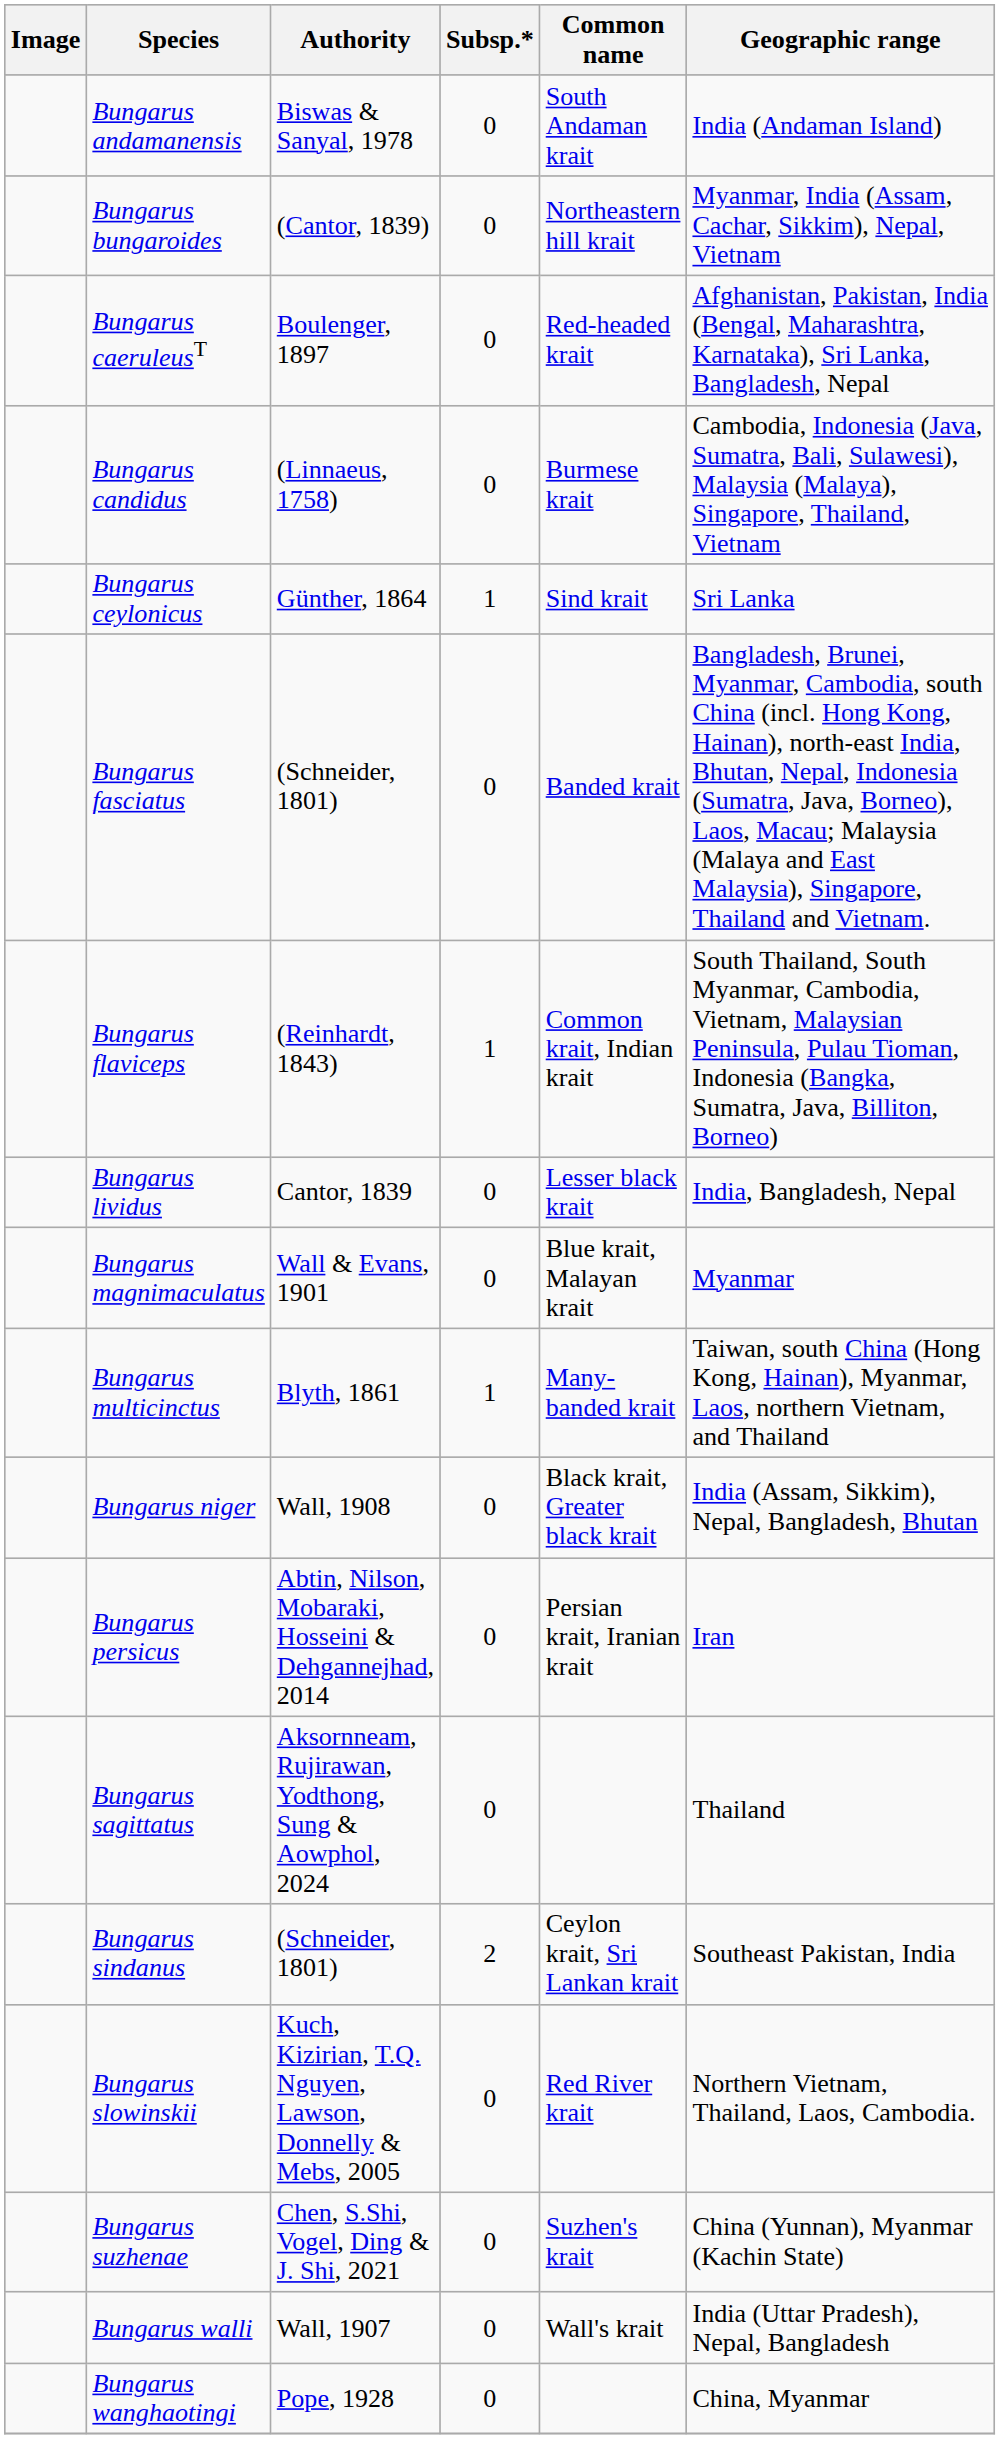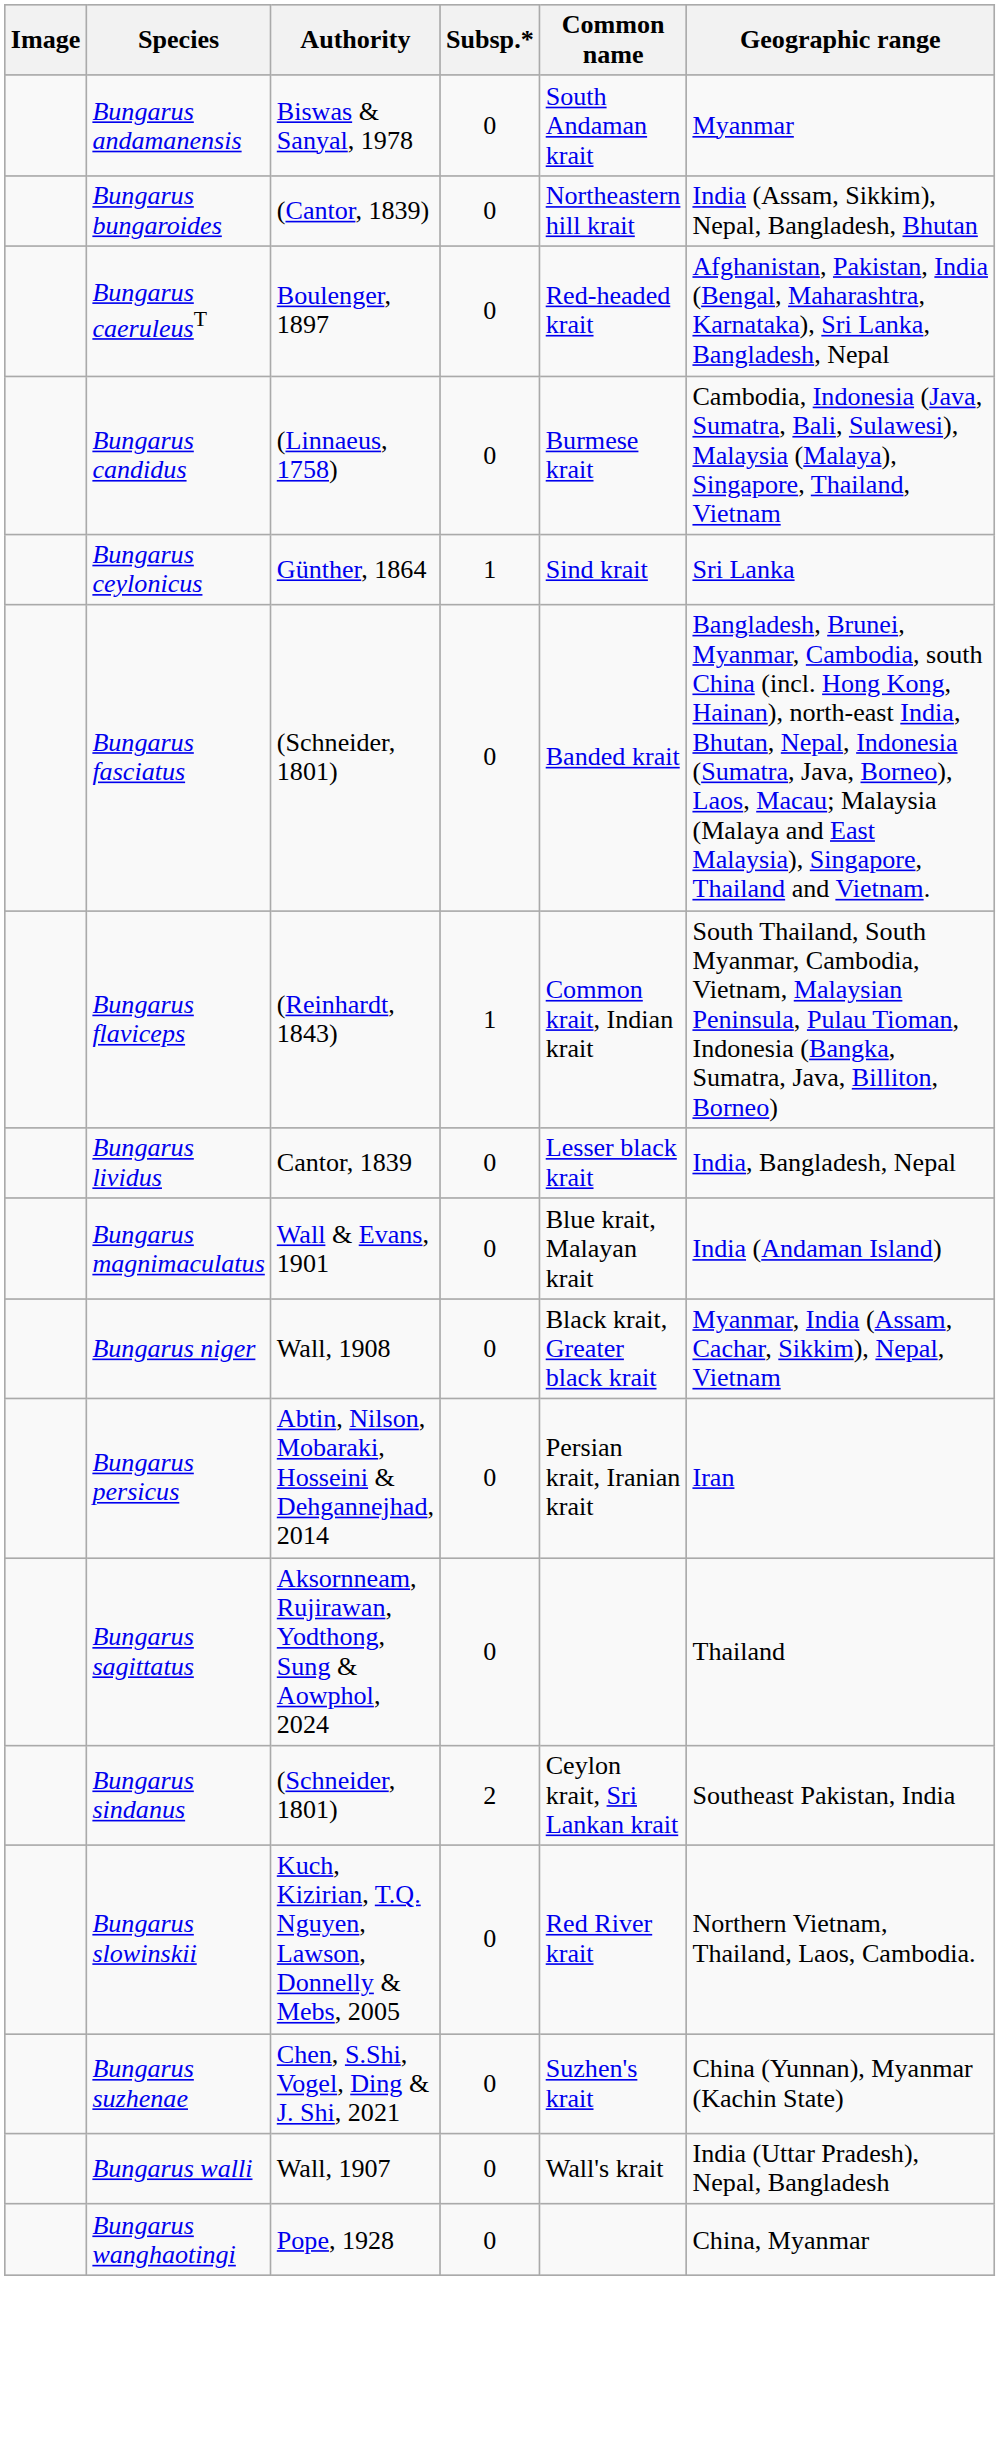(817, 125) India (Andaman Island) -> (743, 125) Myanmar
(822, 225) Myanmar, India (Assam, Cachar, Sikkim), Nepal, Vietnam -> (835, 210) India (Assam, Sikkim), Nepal, Bangladesh, Bhutan
(743, 1277) Myanmar -> (817, 1248) India (Andaman Island)
- row: (156, 1392)
(835, 1507) India (Assam, Sikkim), Nepal, Bangladesh, Bhutan -> (822, 1348) Myanmar, India (Assam, Cachar, Sikkim), Nepal, Vietnam
